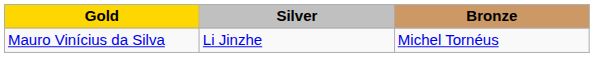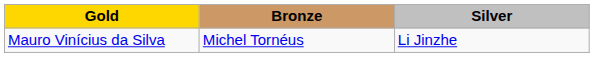columns swapped: (297, 16) <-> (492, 16)
